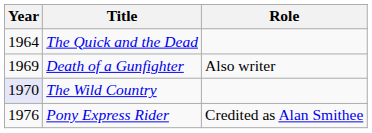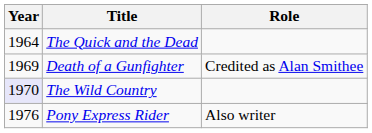(240, 66) Also writer -> (284, 66) Credited as Alan Smithee
(284, 115) Credited as Alan Smithee -> (240, 115) Also writer
